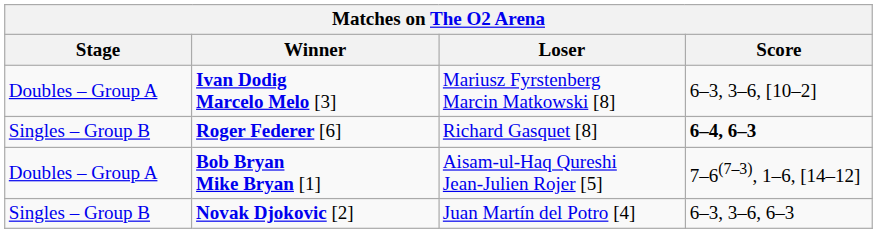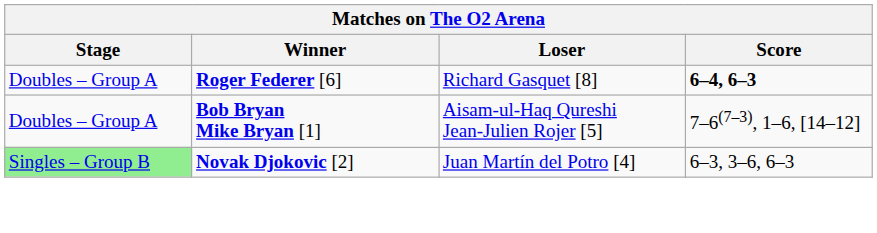- row: (266, 90)
(79, 131) Singles – Group B -> (83, 79) Doubles – Group A
(79, 213) no background -> (79, 161) lightgreen background
